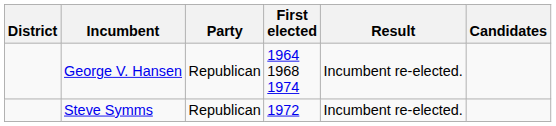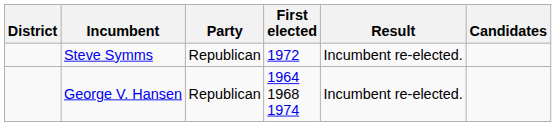rows swapped: (108, 110) <-> (123, 71)
